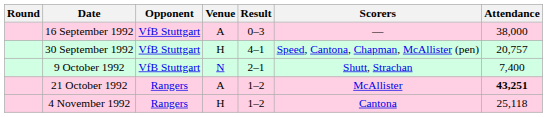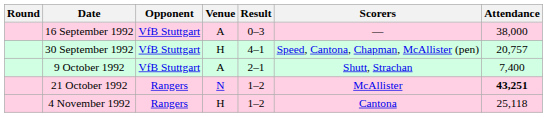(220, 67) N -> (220, 67) A
(220, 85) A -> (220, 85) N
